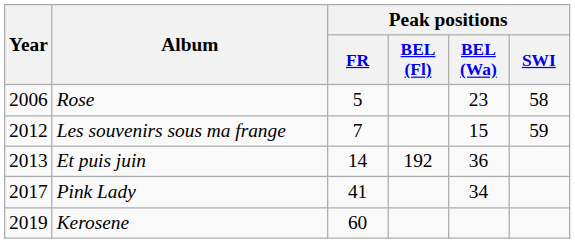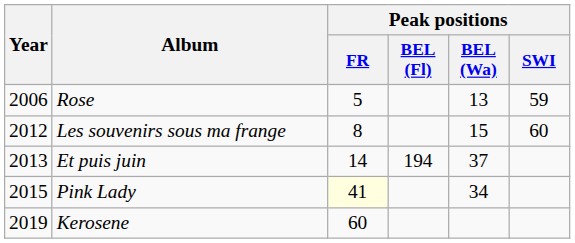(478, 99) 23 -> (478, 99) 13
(539, 99) 58 -> (539, 99) 59
(358, 130) 7 -> (358, 130) 8
(539, 130) 59 -> (539, 130) 60
(418, 161) 192 -> (418, 161) 194
(478, 161) 36 -> (478, 161) 37
(28, 191) 2017 -> (28, 191) 2015
(358, 191) no background -> (358, 191) lightyellow background
